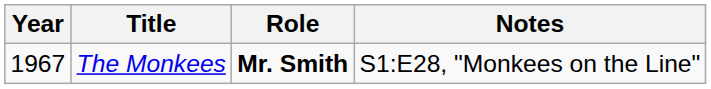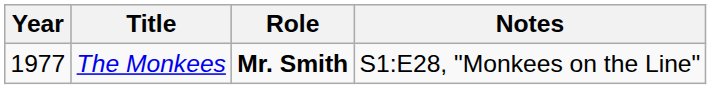(38, 63) 1967 -> (38, 63) 1977
